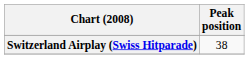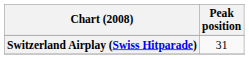(222, 44) 38 -> (222, 44) 31
